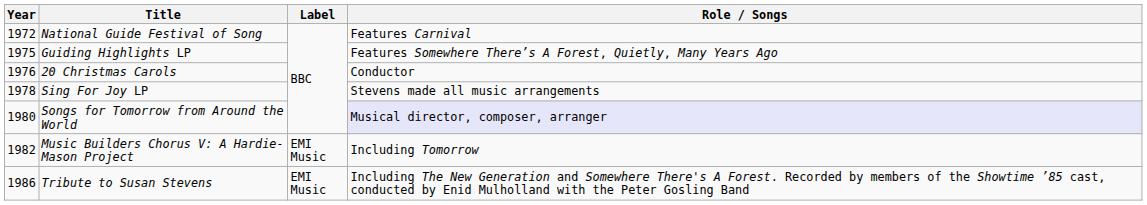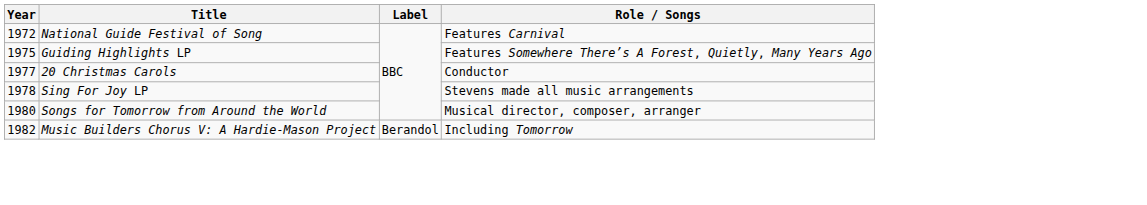(22, 72) 1976 -> (22, 72) 1977
(479, 117) lavender background -> (573, 110) no background
(308, 150) EMI Music -> (410, 130) Berandol
- row: (127, 183)
